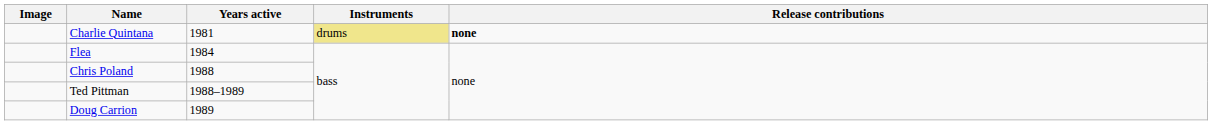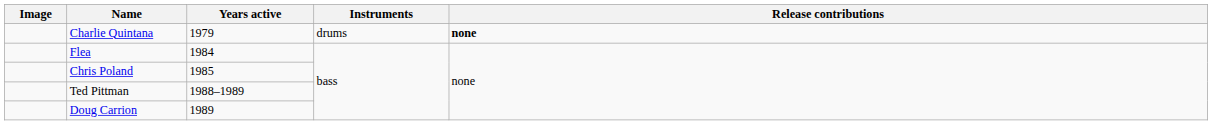(202, 33) 1981 -> (202, 33) 1979
(332, 33) khaki background -> (332, 33) no background
(202, 71) 1988 -> (202, 71) 1985
